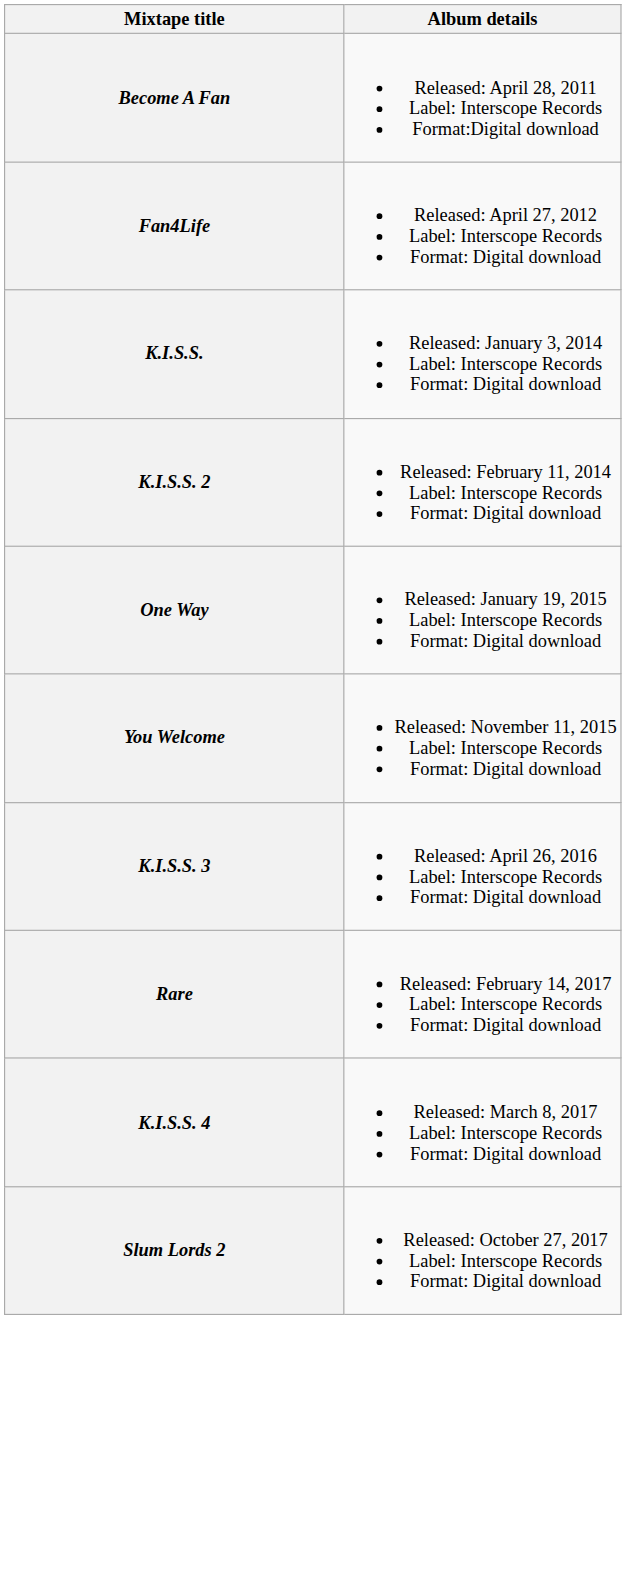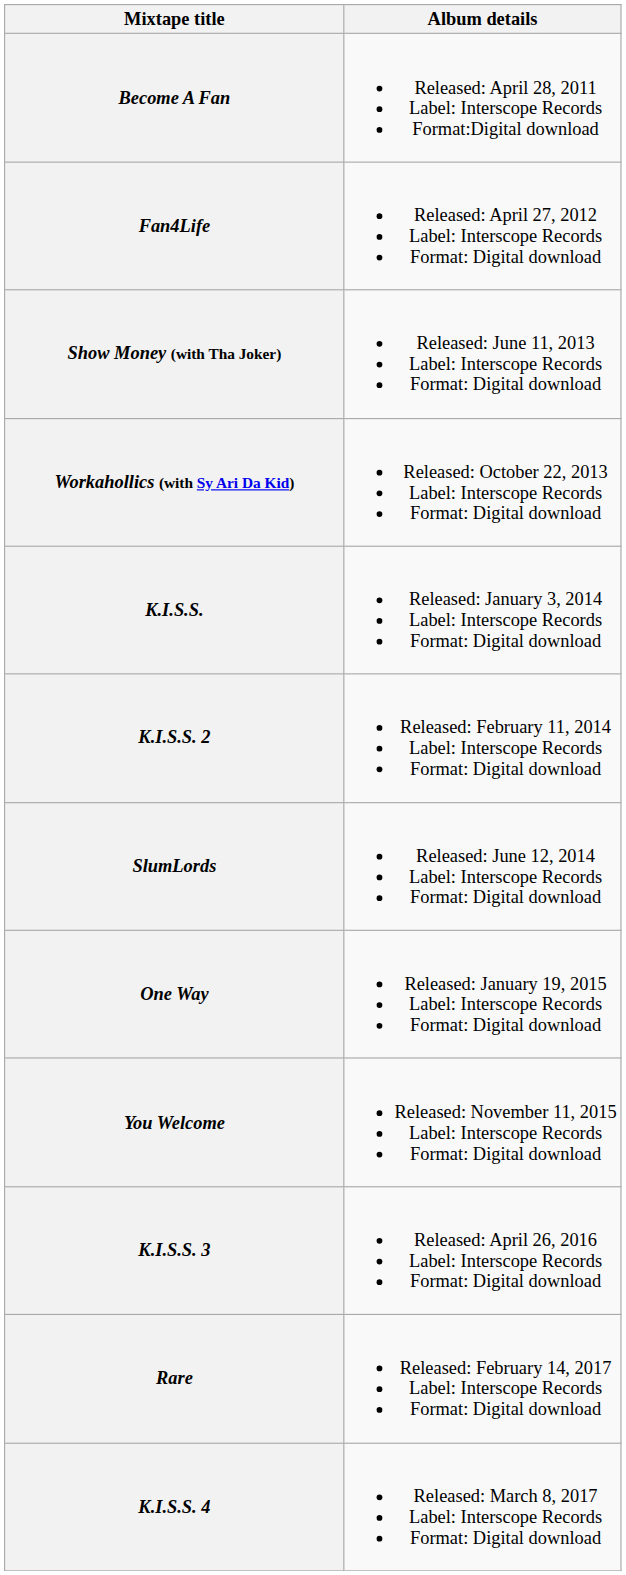+ row: (174, 353)
+ row: (174, 481)
+ row: (174, 866)
- row: (174, 1250)
